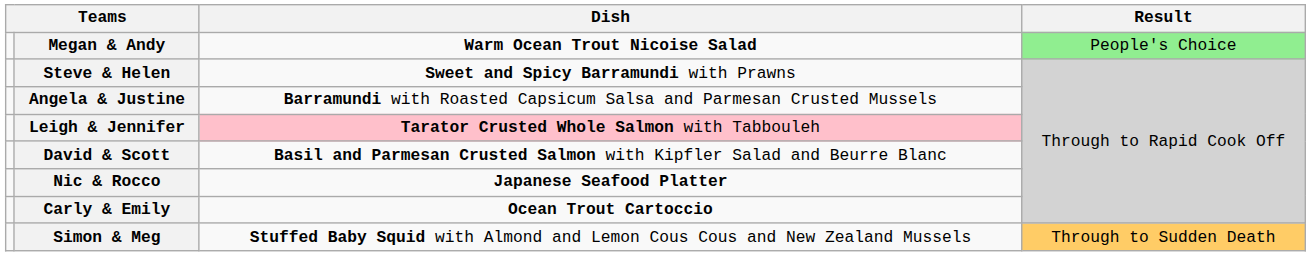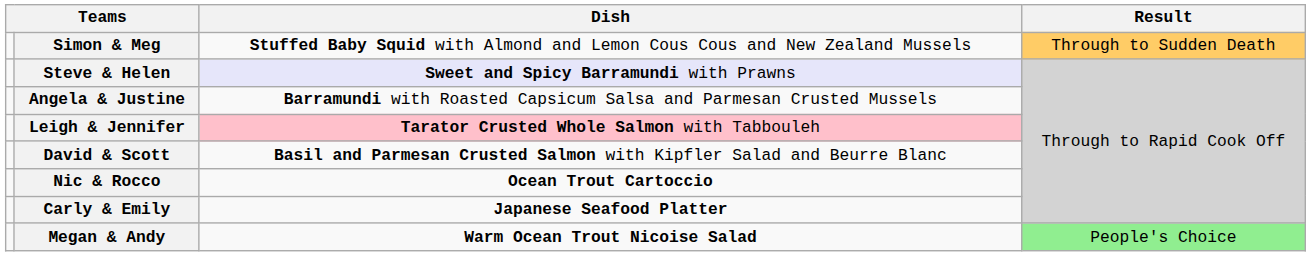rows swapped: (107, 46) <-> (107, 237)
(610, 73) no background -> (610, 73) lavender background
(610, 182) Japanese Seafood Platter -> (610, 182) Ocean Trout Cartoccio
(610, 210) Ocean Trout Cartoccio -> (610, 210) Japanese Seafood Platter
